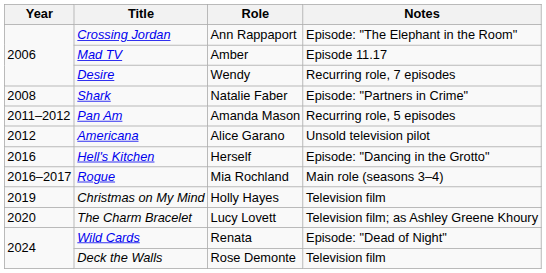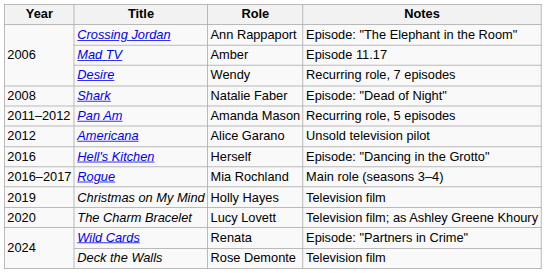(387, 95) Episode: "Partners in Crime" -> (376, 95) Episode: "Dead of Night"
(376, 237) Episode: "Dead of Night" -> (387, 237) Episode: "Partners in Crime"
